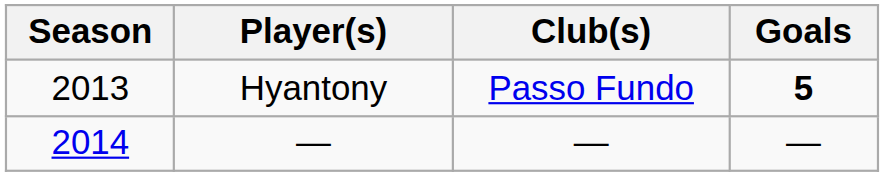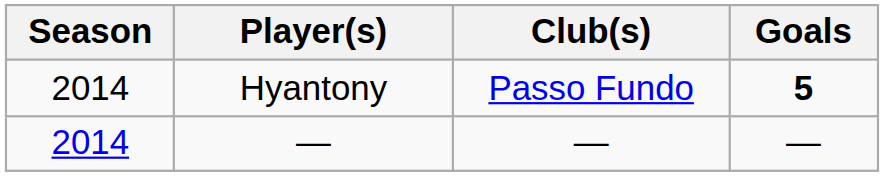(90, 87) 2013 -> (90, 87) 2014
